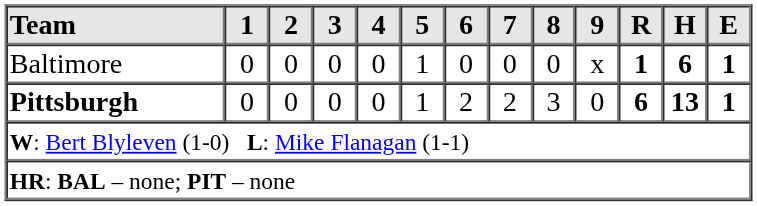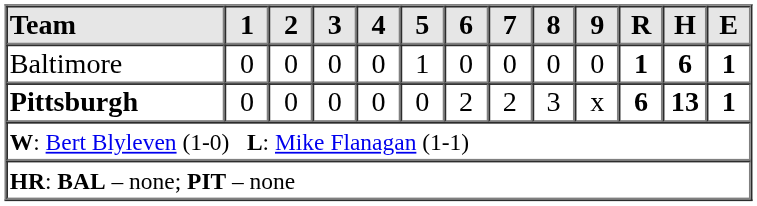(597, 63) x -> (597, 63) 0
(422, 102) 1 -> (422, 102) 0
(597, 102) 0 -> (597, 102) x
